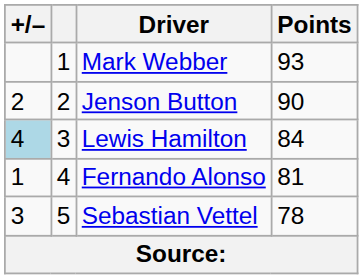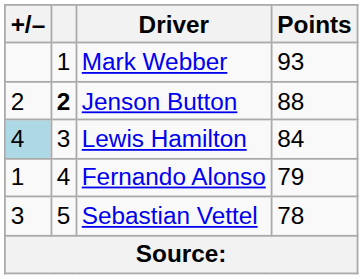(63, 100) normal -> (63, 100) bold
(291, 100) 90 -> (291, 100) 88
(291, 177) 81 -> (291, 177) 79
